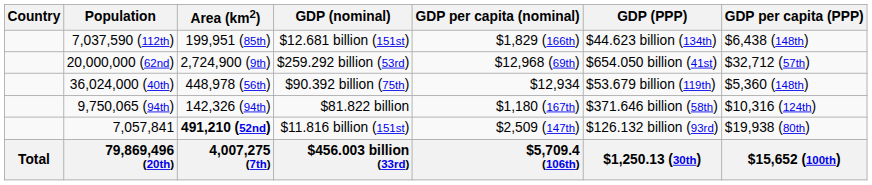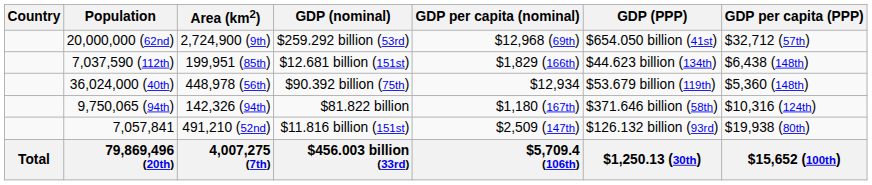rows swapped: (120, 62) <-> (123, 40)
(226, 128) bold -> (226, 128) normal
